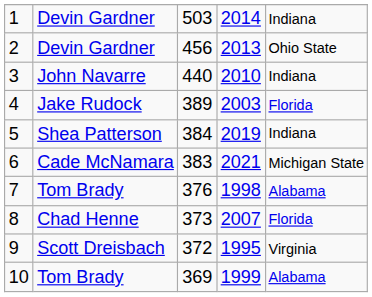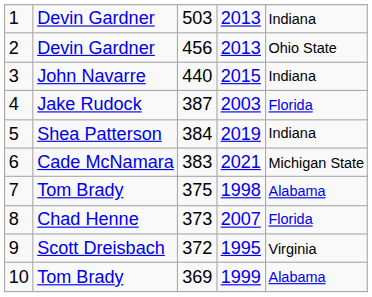(241, 18) 2014 -> (241, 18) 2013
(241, 76) 2010 -> (241, 76) 2015
(197, 104) 389 -> (197, 104) 387
(197, 190) 376 -> (197, 190) 375
